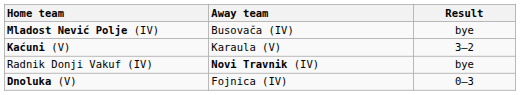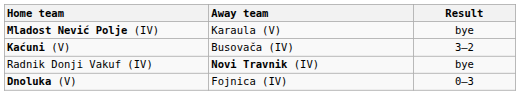(253, 30) Busovača (IV) -> (246, 30) Karaula (V)
(246, 47) Karaula (V) -> (253, 47) Busovača (IV)
